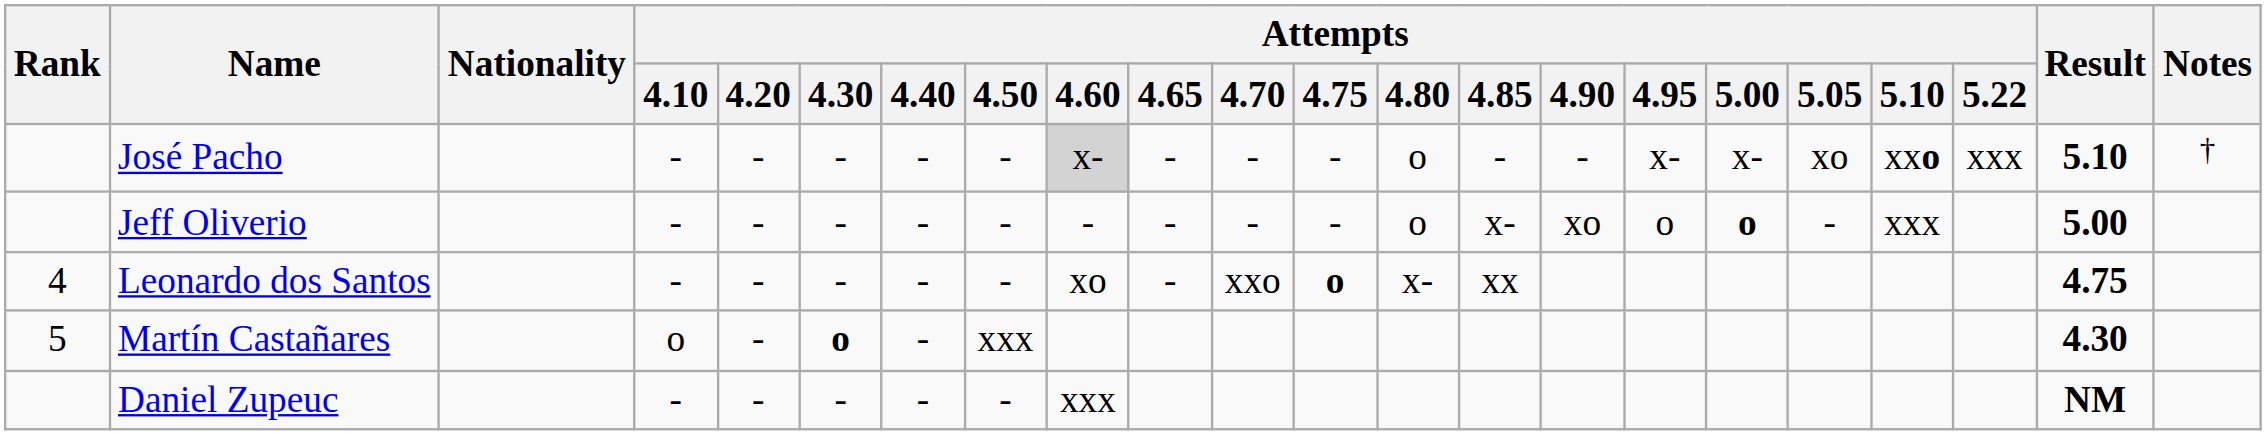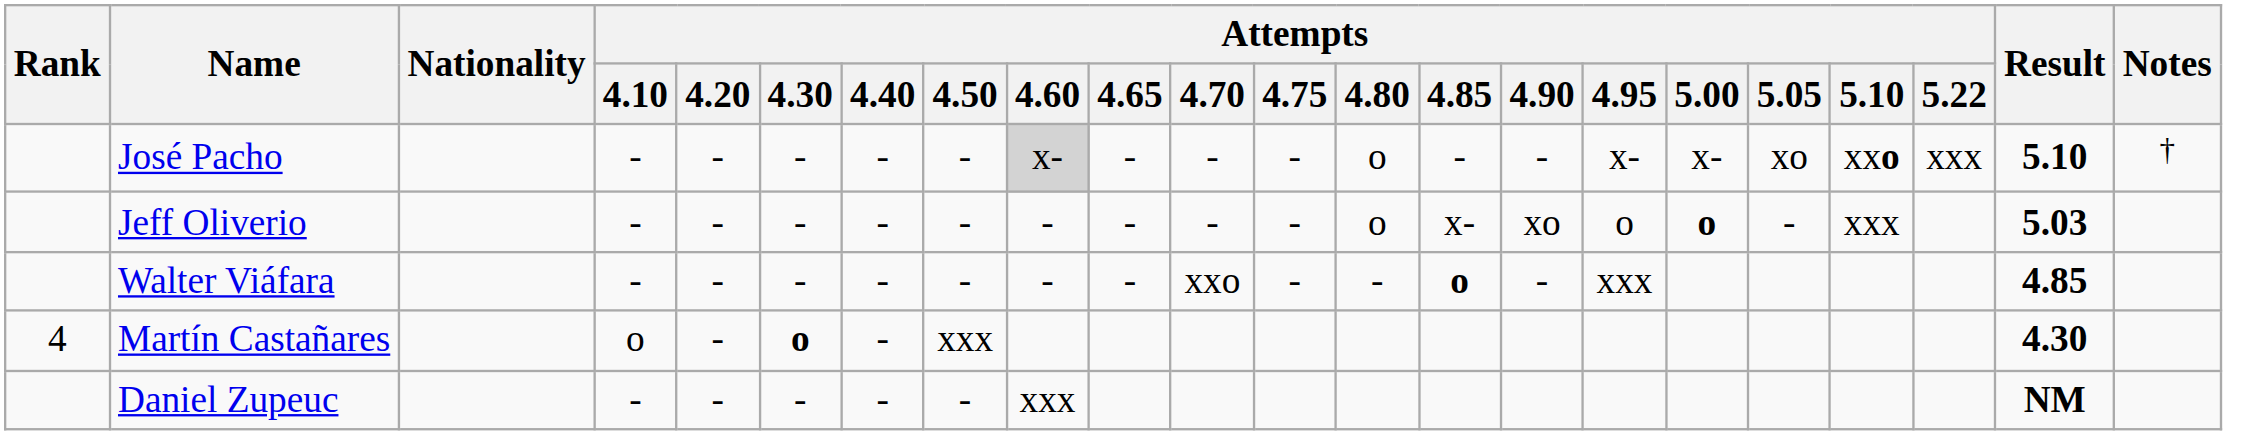(2095, 221) 5.00 -> (2055, 221) 5.03
+ row: (226, 280)
- row: (274, 280)
(57, 339) 5 -> (57, 339) 4
